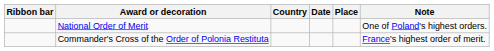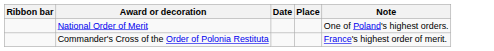- column: (290, 12)
